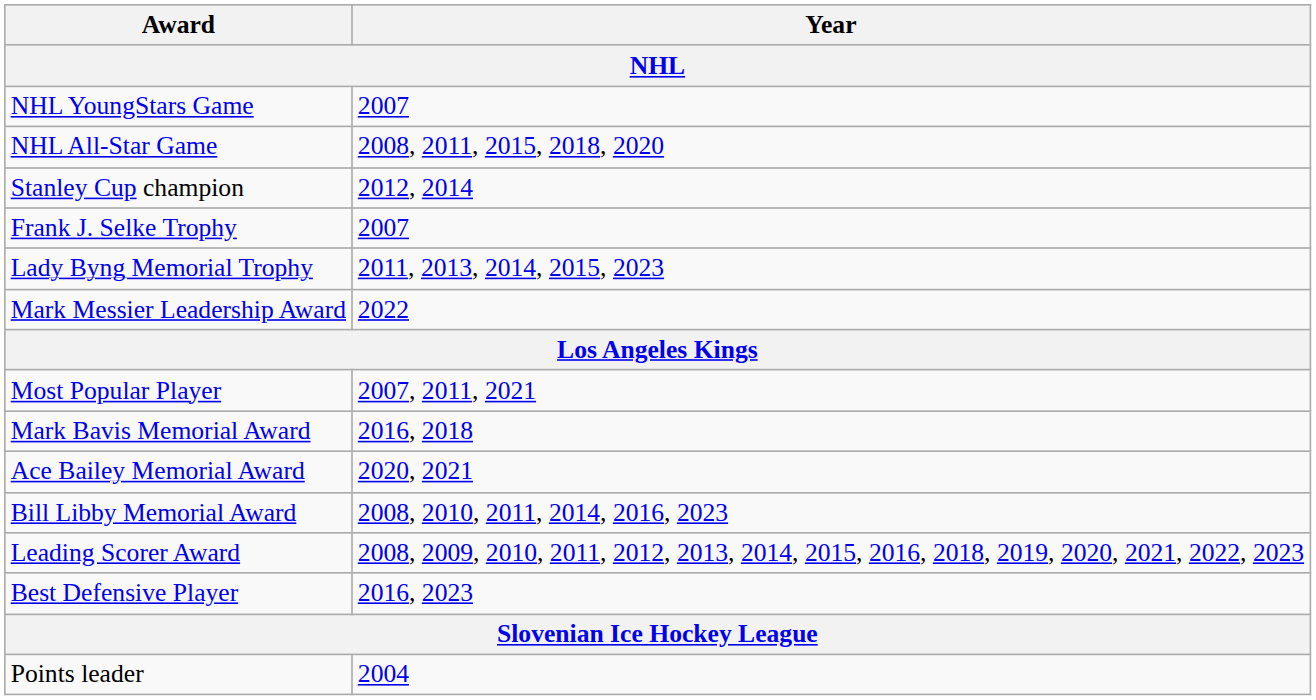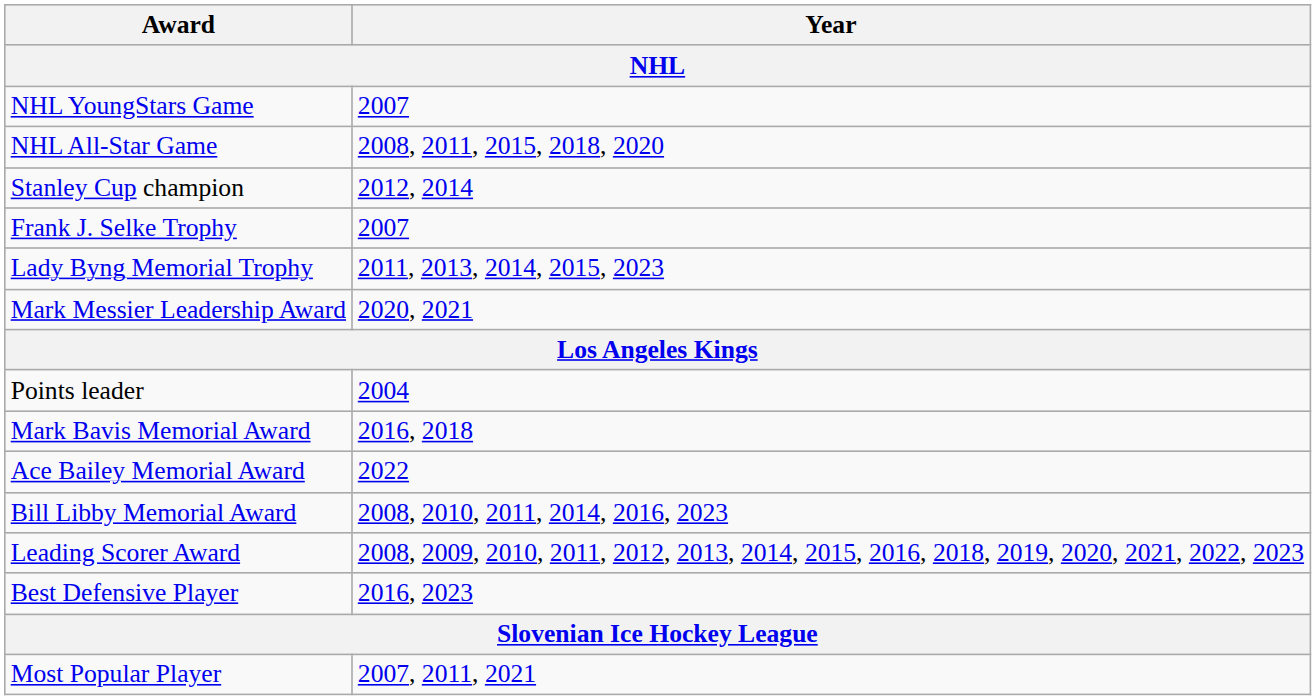(383, 308) 2022 -> (415, 308) 2020, 2021
rows swapped: (116, 390) <-> (77, 674)
(415, 471) 2020, 2021 -> (383, 471) 2022
